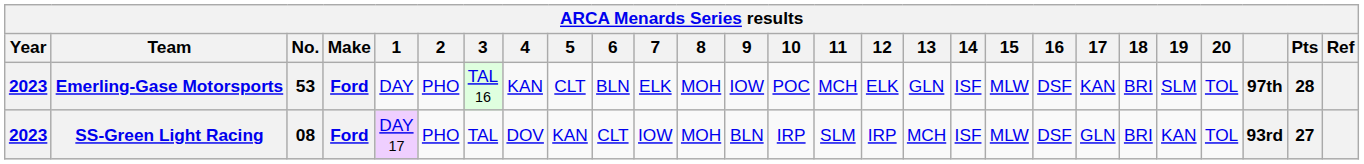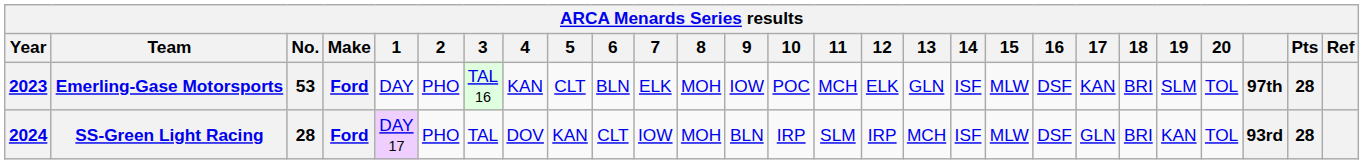(28, 135) 2023 -> (28, 135) 2024
(305, 135) 08 -> (305, 135) 28
(1305, 135) 27 -> (1305, 135) 28
